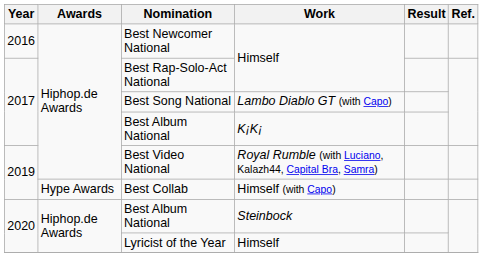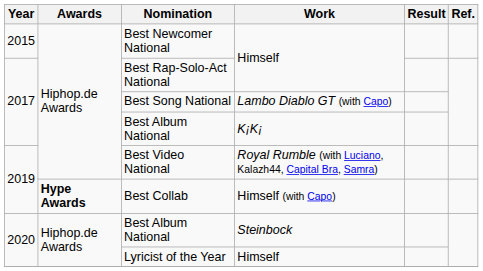(21, 41) 2016 -> (21, 41) 2015
(77, 189) normal -> (63, 196) bold
